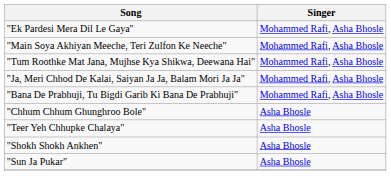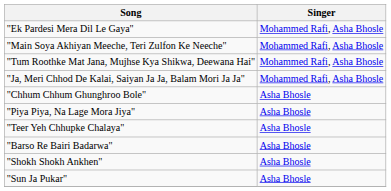- row: (122, 95)
+ row: (71, 112)
+ row: (60, 145)
